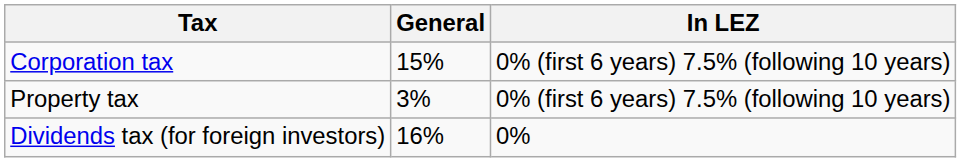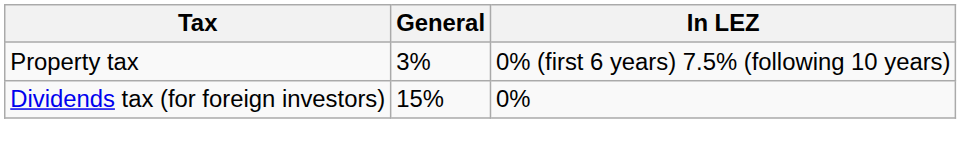- row: (92, 61)
(420, 136) 16% -> (420, 99) 15%
